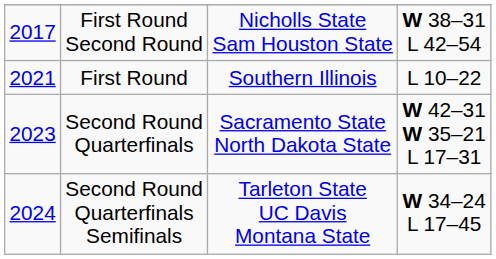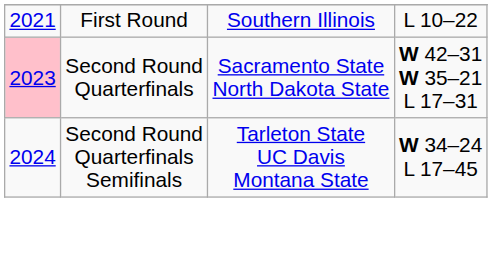- row: (134, 32)
(33, 133) no background -> (33, 77) pink background
